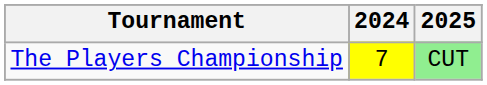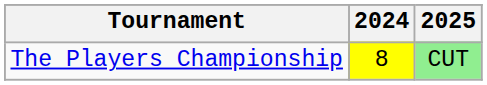(382, 61) 7 -> (382, 61) 8
